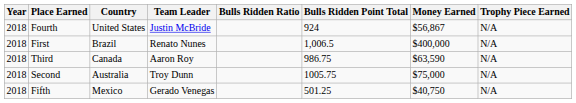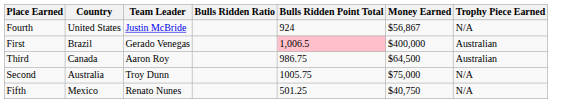- column: (17, 12)
(178, 43) Renato Nunes -> (158, 43) Gerado Venegas
(319, 43) no background -> (294, 43) pink background
(489, 43) N/A -> (476, 43) Australian
(429, 59) $63,590 -> (404, 59) $64,500
(489, 59) N/A -> (476, 59) Australian
(182, 91) Gerado Venegas -> (153, 91) Renato Nunes
